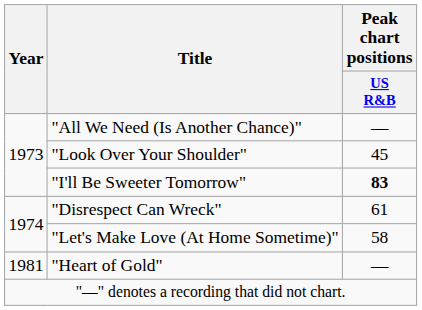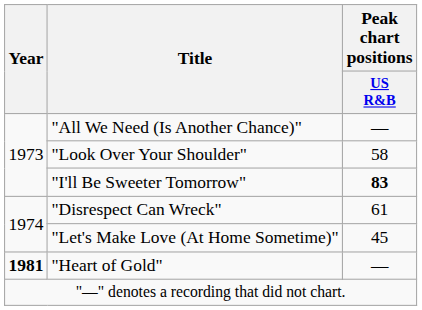(380, 154) 45 -> (380, 154) 58
(380, 237) 58 -> (380, 237) 45
(26, 265) normal -> (26, 265) bold
